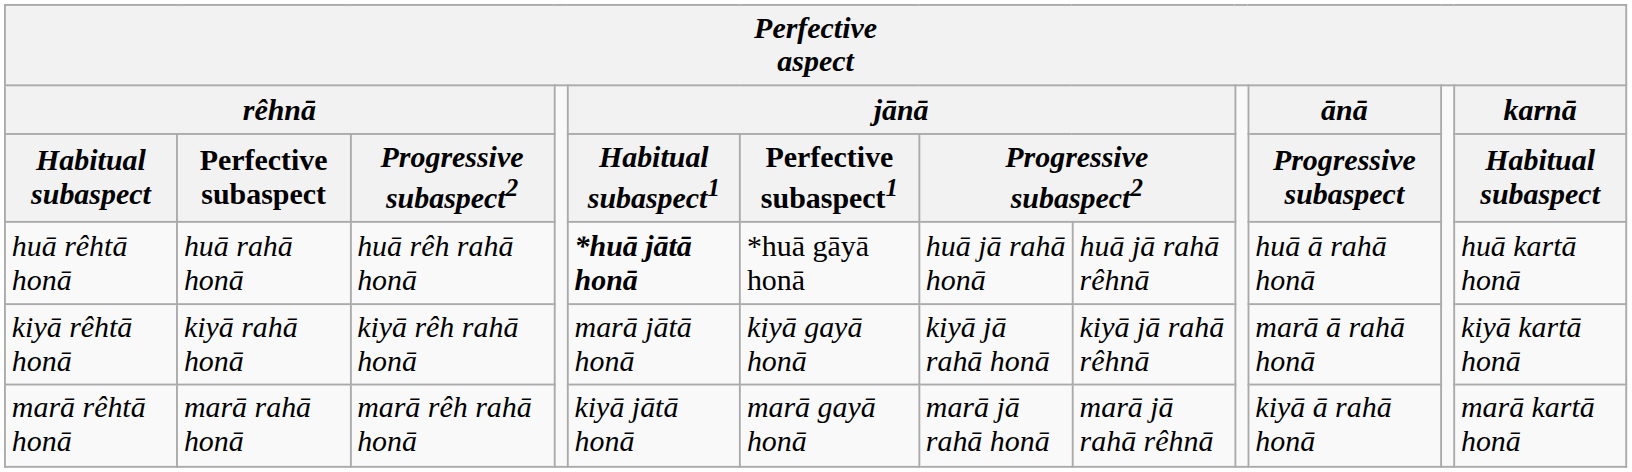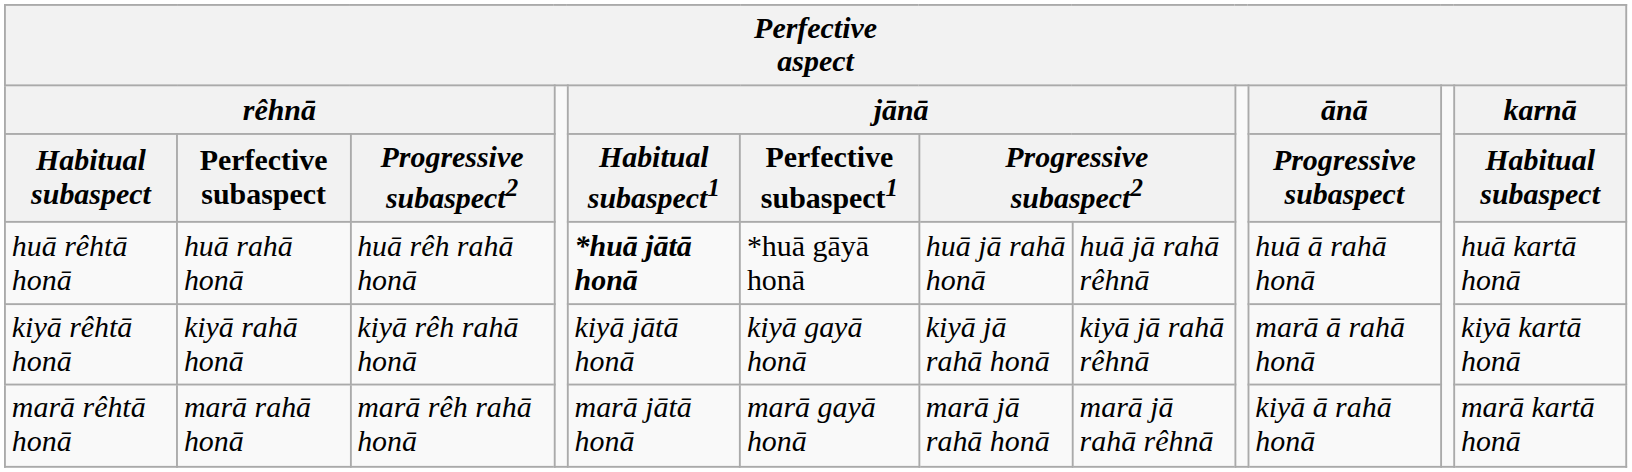(633, 343) marā jātā honā -> (626, 343) kiyā jātā honā
(626, 425) kiyā jātā honā -> (633, 425) marā jātā honā
